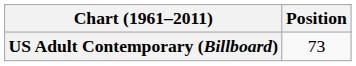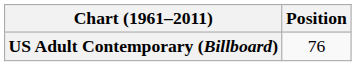(316, 46) 73 -> (316, 46) 76
